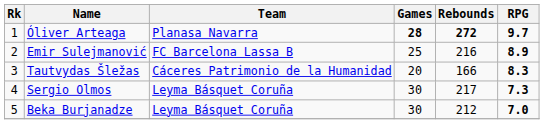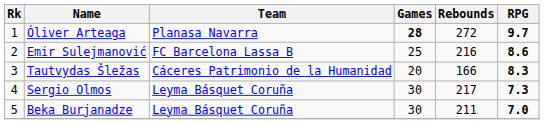(466, 33) bold -> (466, 33) normal
(518, 52) 8.9 -> (518, 52) 8.6
(466, 109) 212 -> (466, 109) 211
